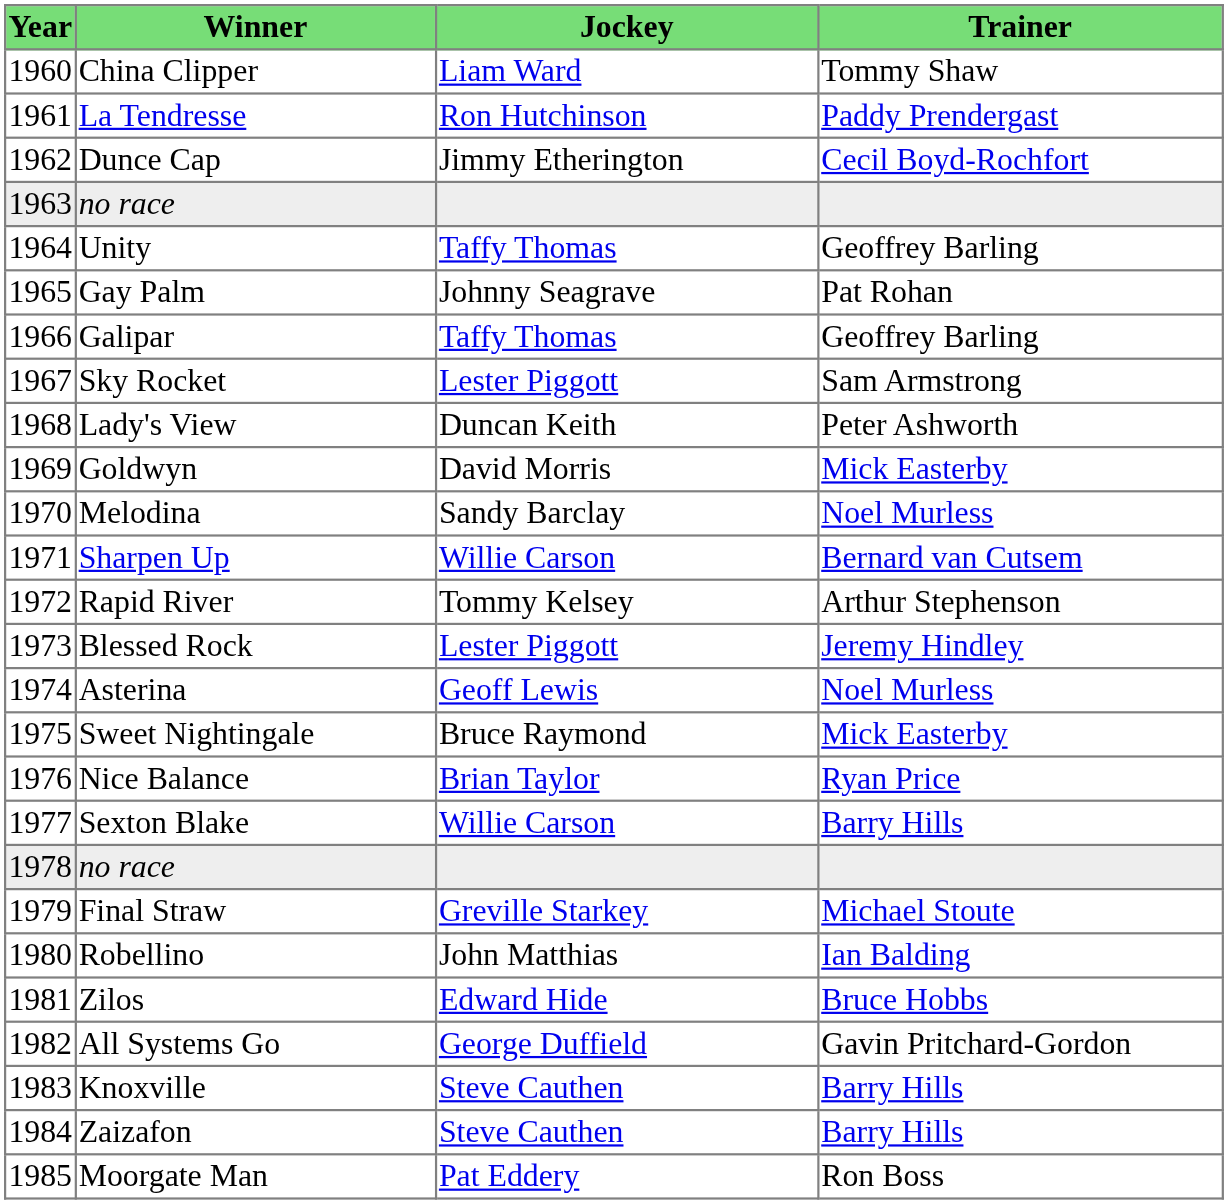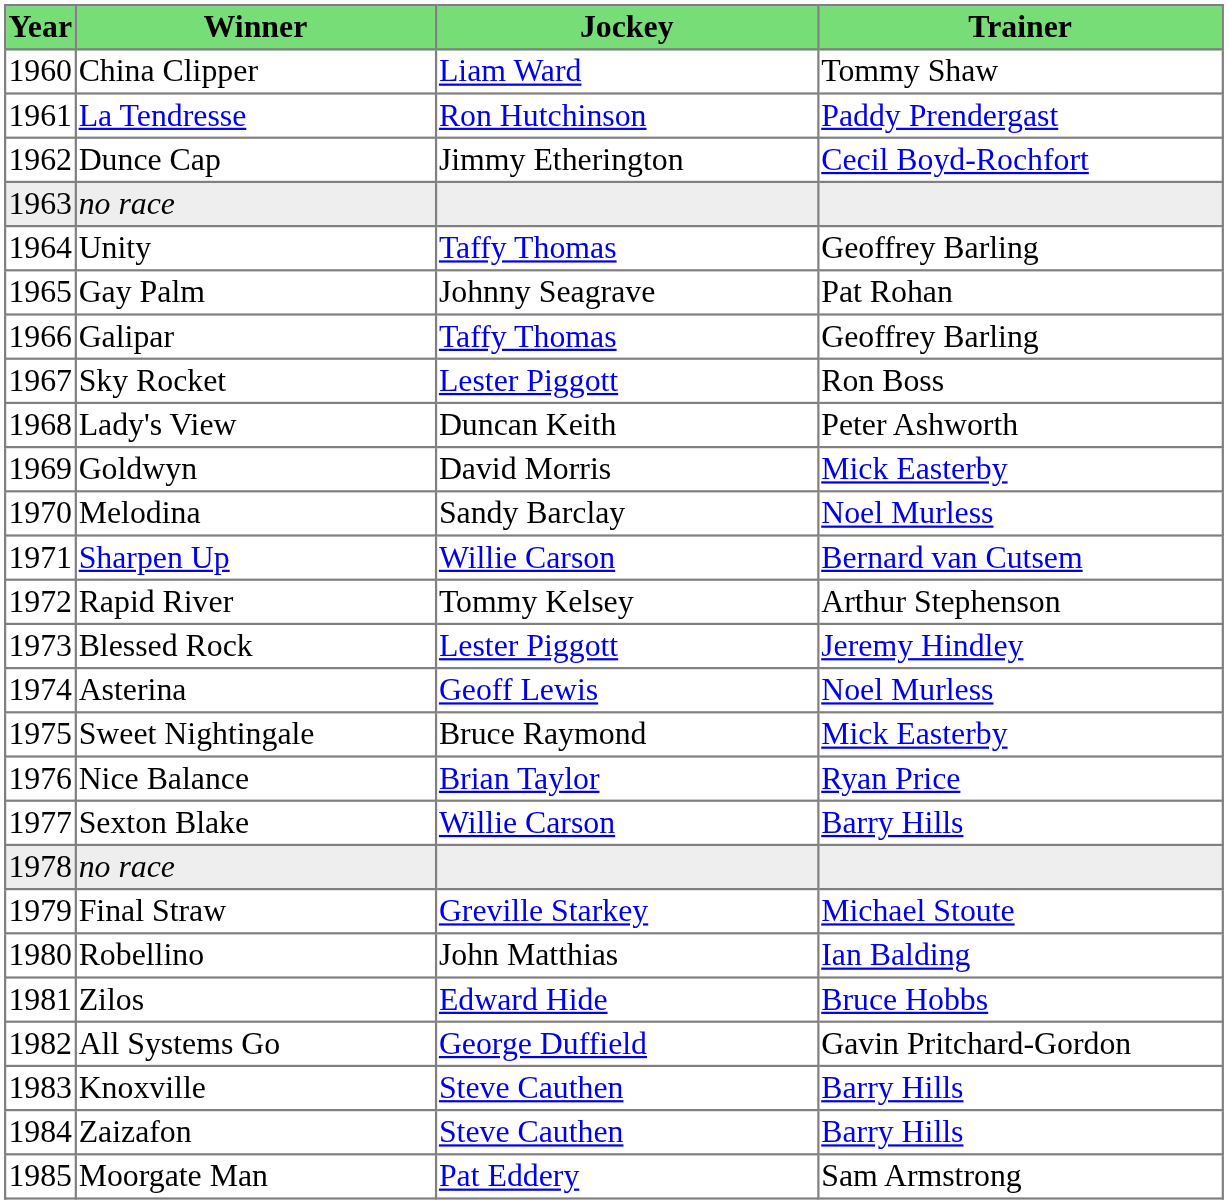(921, 380) Sam Armstrong -> (883, 380) Ron Boss
(883, 1175) Ron Boss -> (921, 1175) Sam Armstrong
